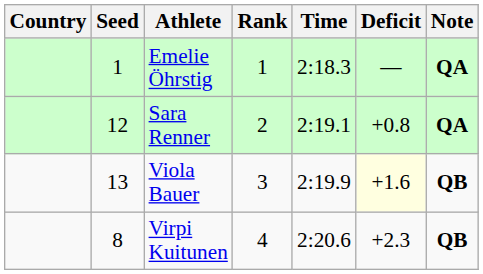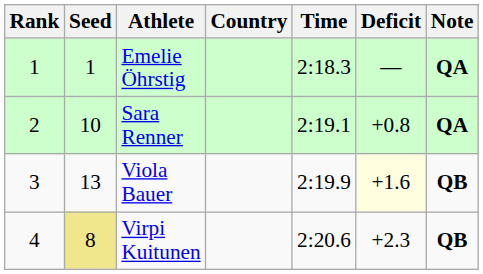columns swapped: (262, 21) <-> (48, 21)
(118, 124) 12 -> (90, 124) 10
(118, 240) no background -> (90, 240) khaki background
